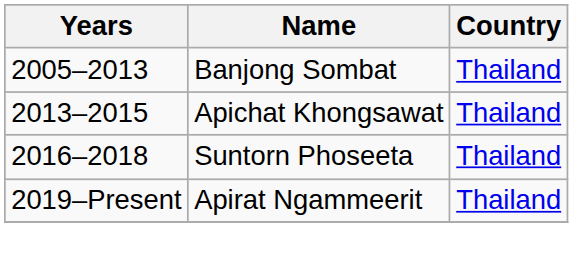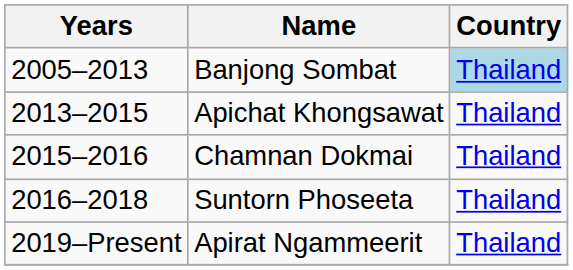(509, 69) no background -> (509, 69) lightblue background
+ row: (304, 156)
